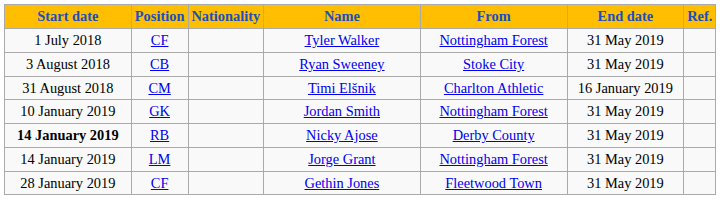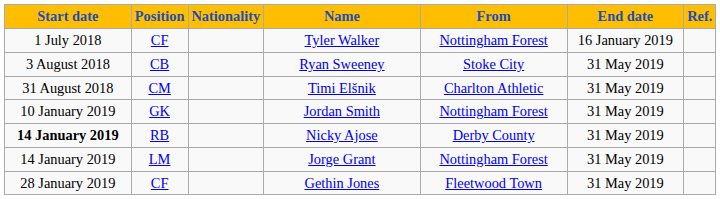(625, 40) 31 May 2019 -> (625, 40) 16 January 2019
(625, 88) 16 January 2019 -> (625, 88) 31 May 2019
